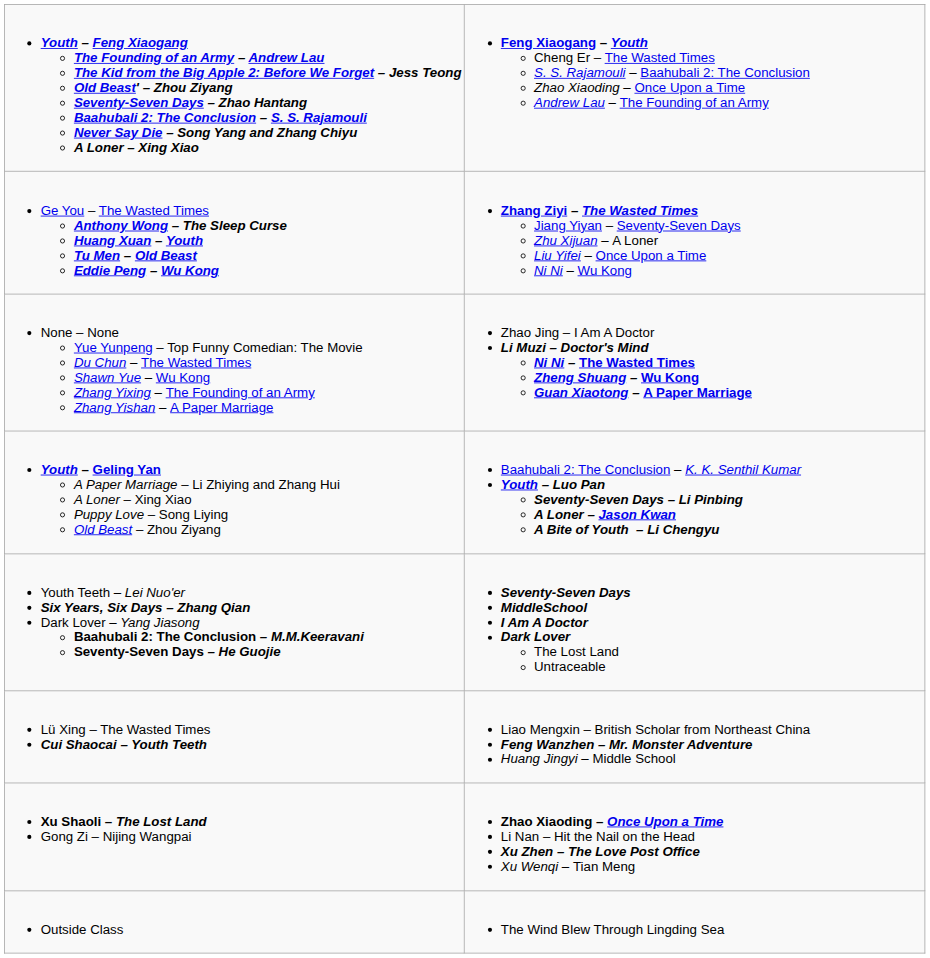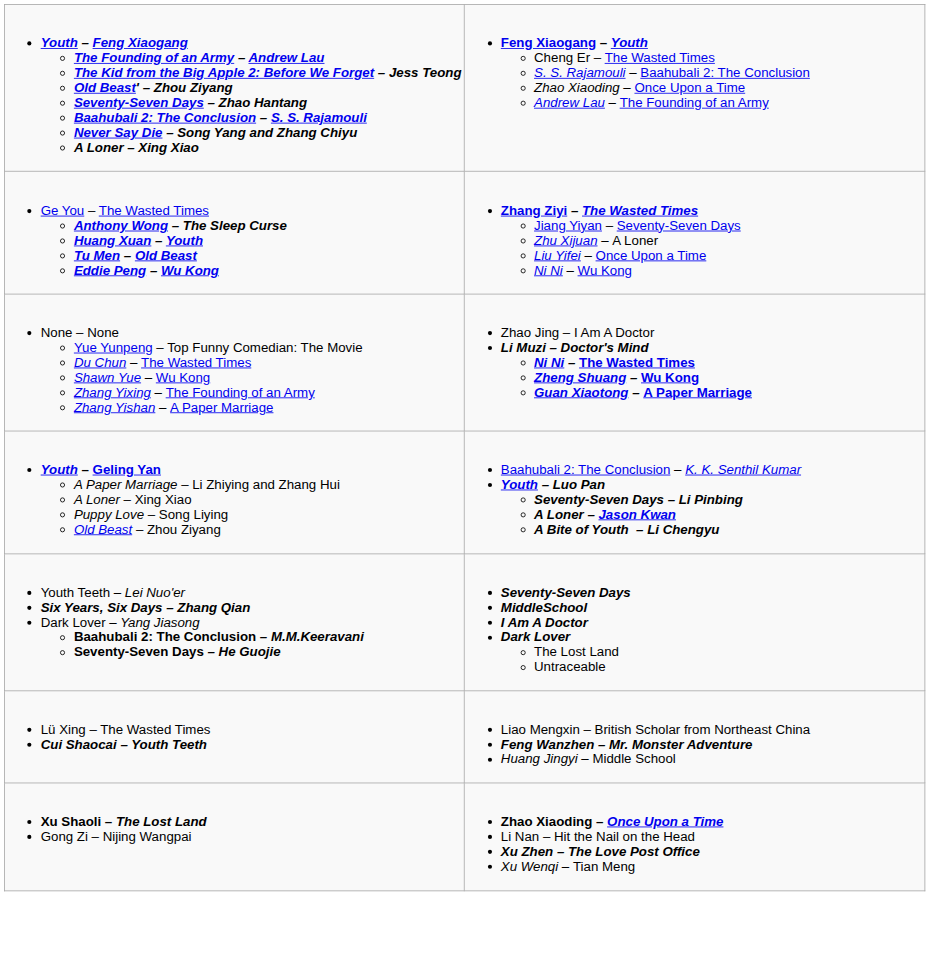- row: (234, 929)
